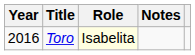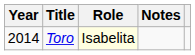(24, 38) 2016 -> (24, 38) 2014
